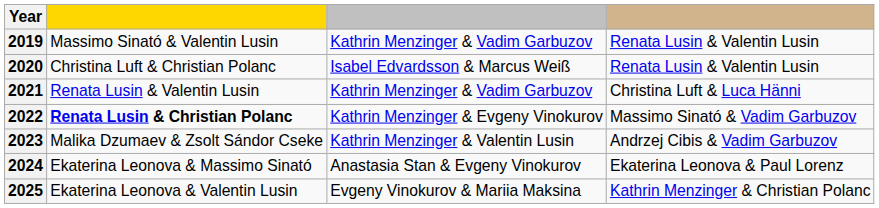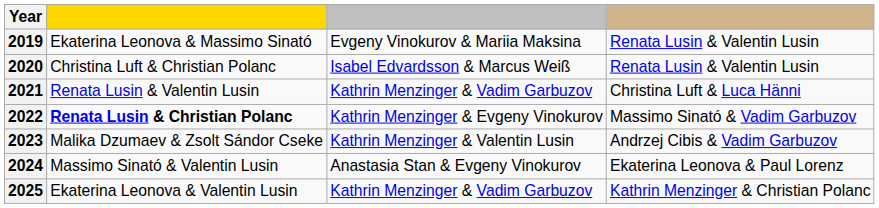(164, 41) Massimo Sinató & Valentin Lusin -> (181, 41) Ekaterina Leonova & Massimo Sinató
(461, 41) Kathrin Menzinger & Vadim Garbuzov -> (456, 41) Evgeny Vinokurov & Mariia Maksina
(181, 166) Ekaterina Leonova & Massimo Sinató -> (164, 166) Massimo Sinató & Valentin Lusin
(456, 191) Evgeny Vinokurov & Mariia Maksina -> (461, 191) Kathrin Menzinger & Vadim Garbuzov
